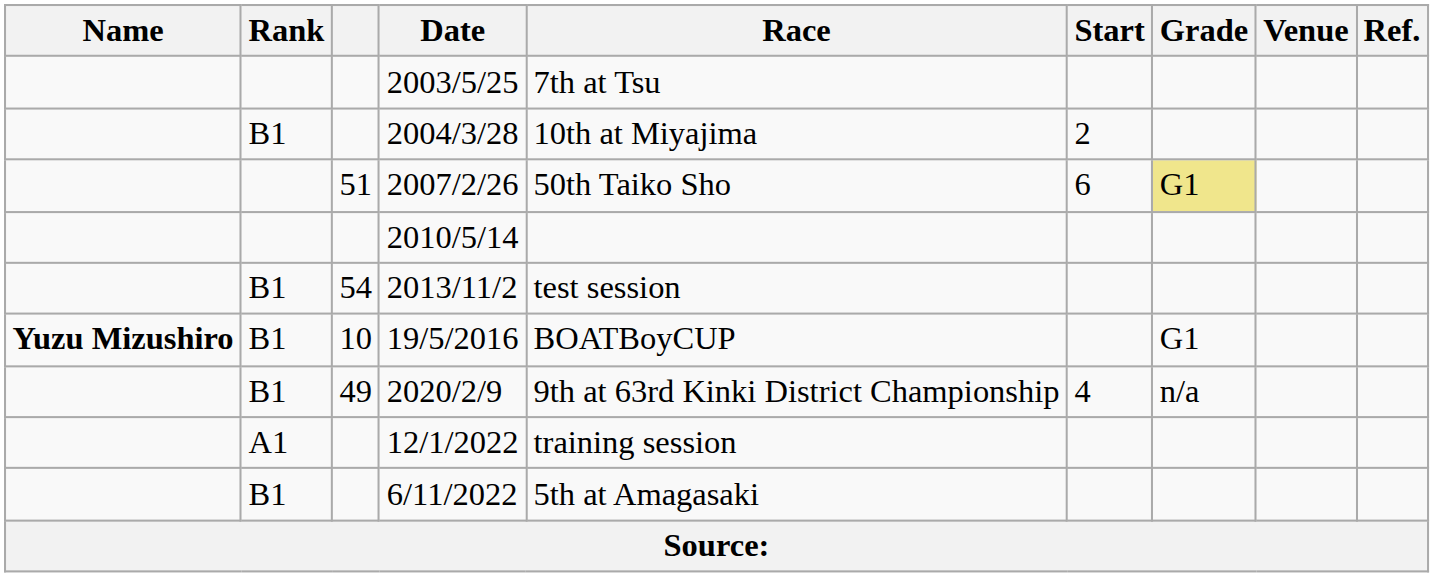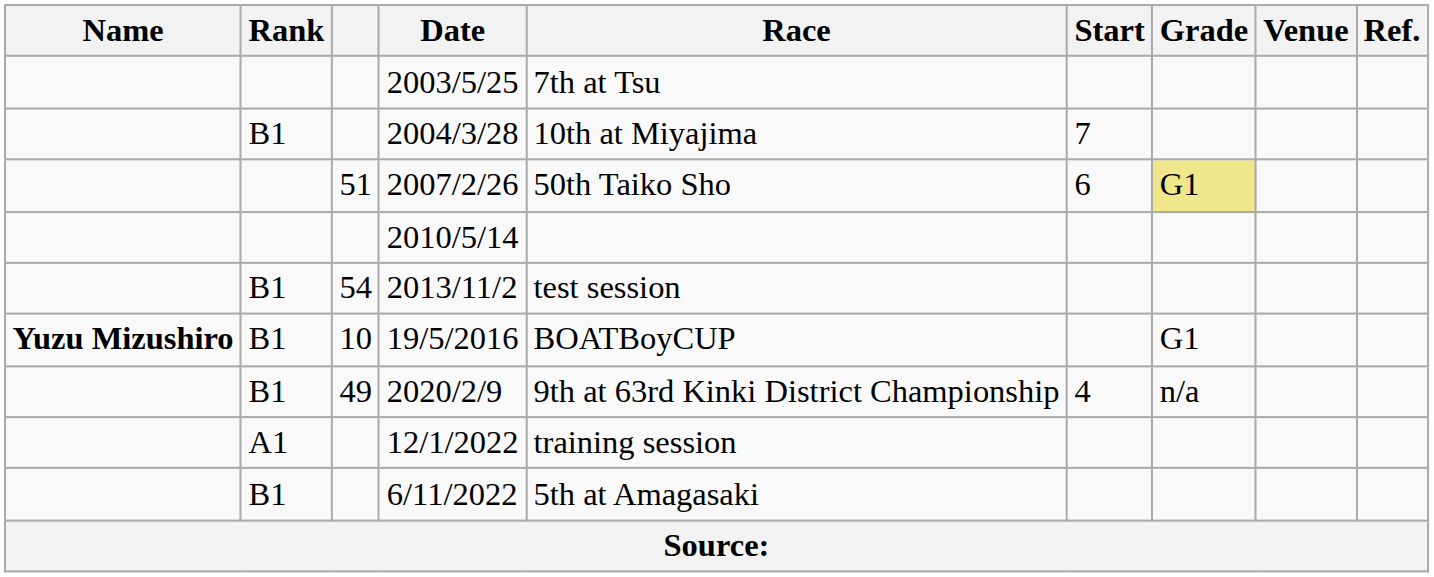(1083, 133) 2 -> (1083, 133) 7
